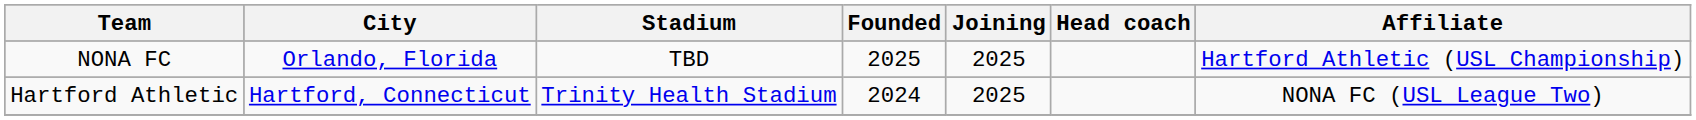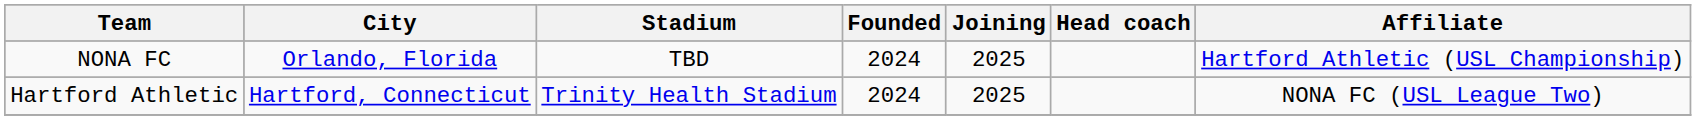(894, 60) 2025 -> (894, 60) 2024
